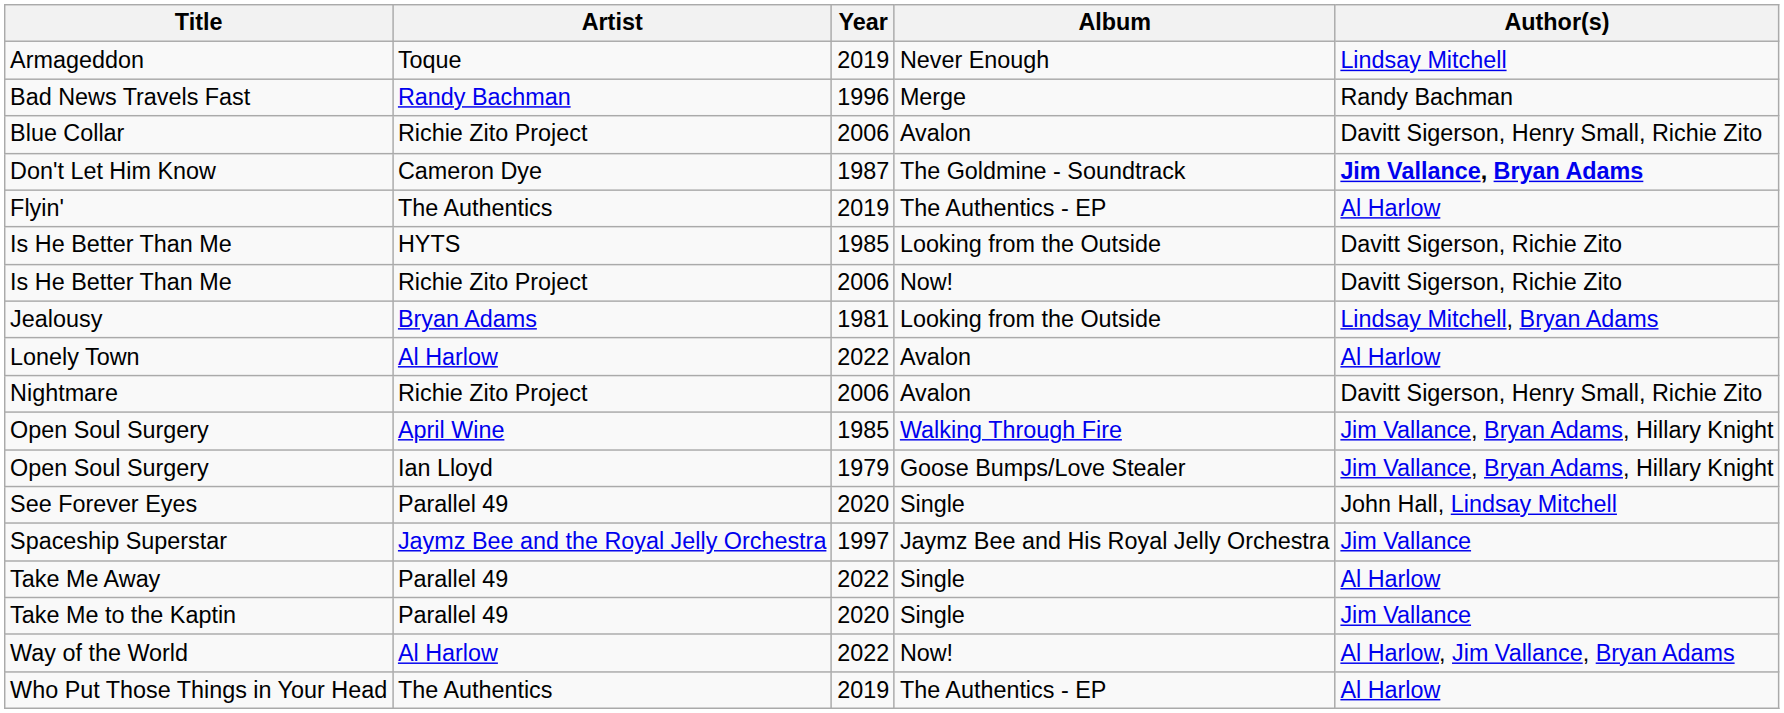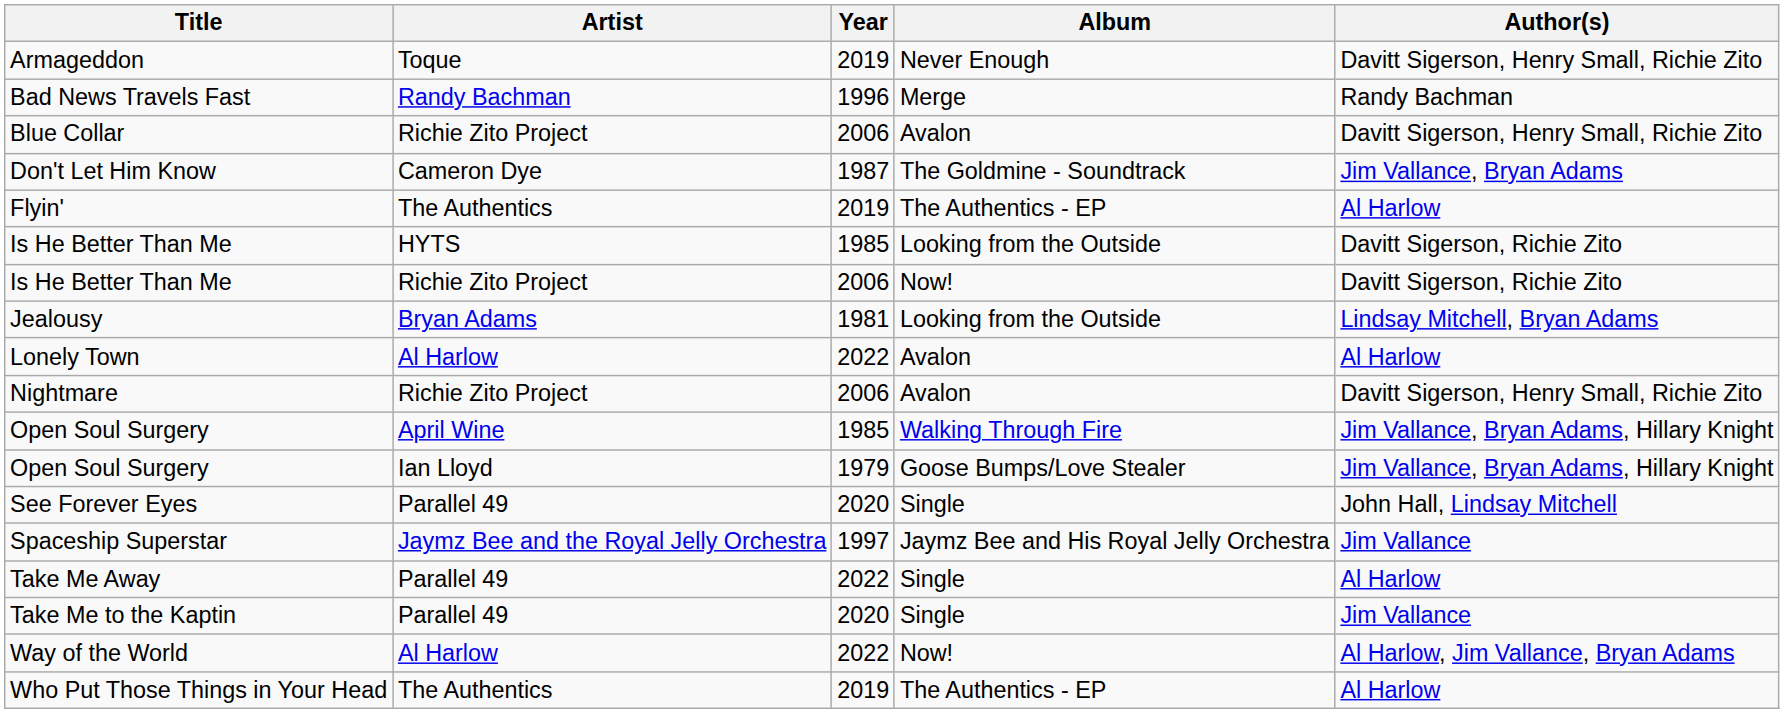(1423, 60) Lindsay Mitchell -> (1551, 60) Davitt Sigerson, Henry Small, Richie Zito
(1492, 171) bold -> (1482, 171) normal
